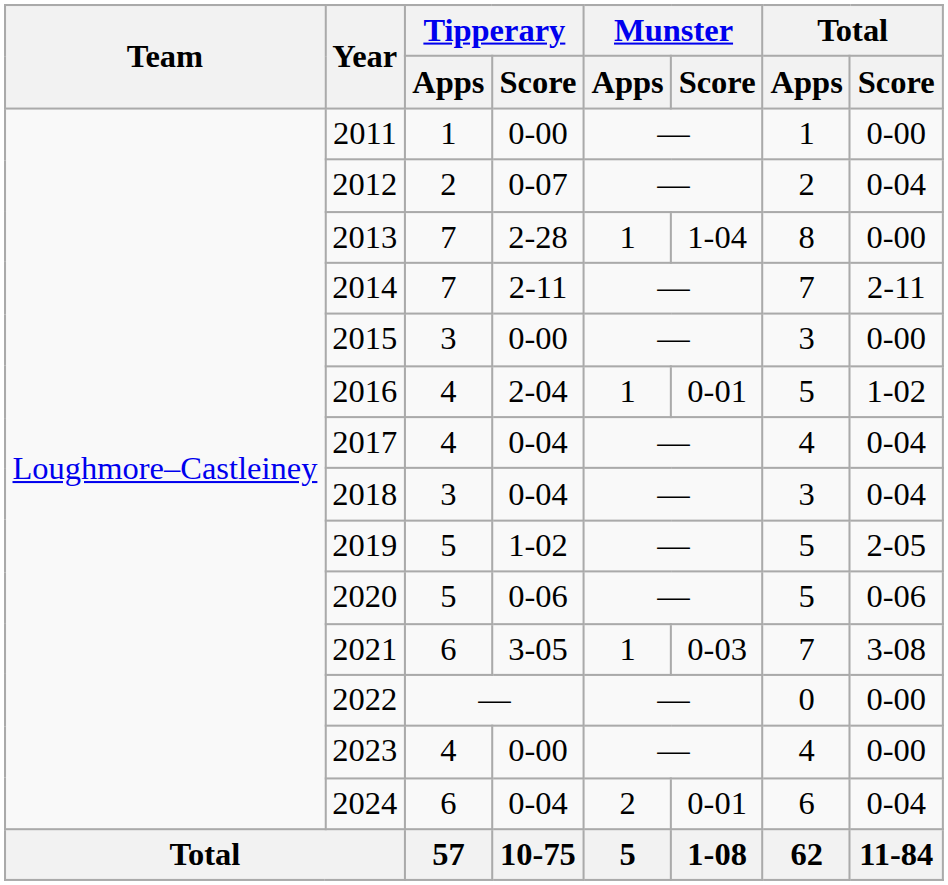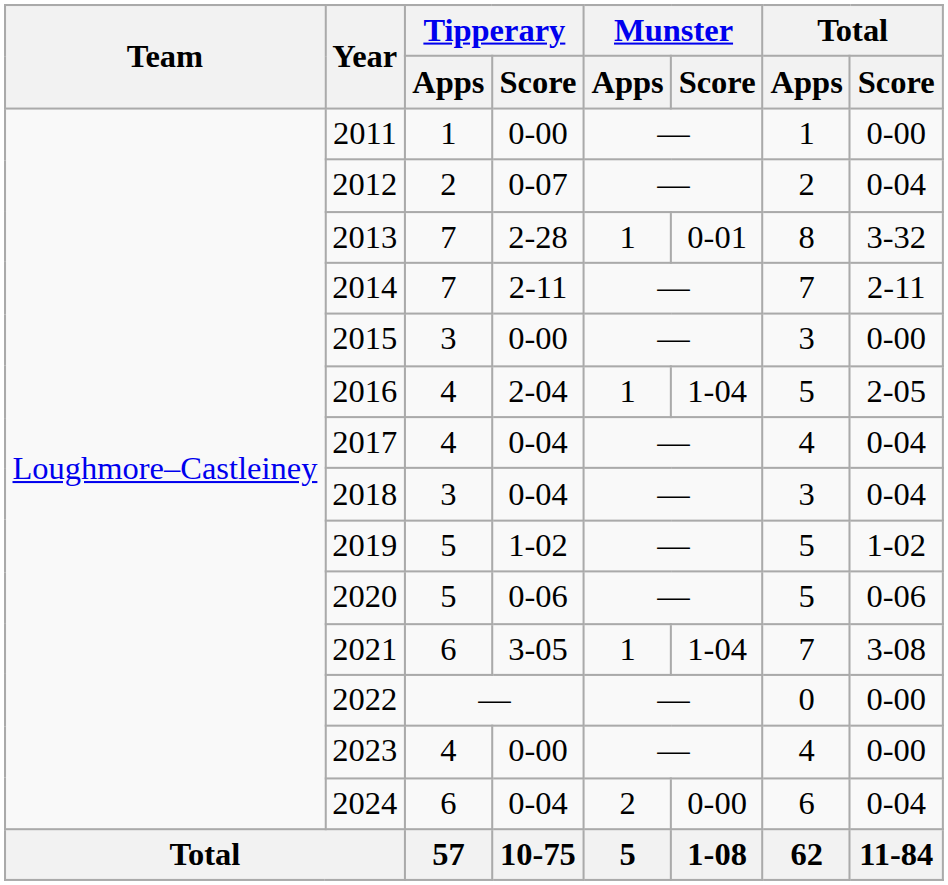(717, 236) 1-04 -> (717, 236) 0-01
(896, 236) 0-00 -> (896, 236) 3-32
(717, 390) 0-01 -> (717, 390) 1-04
(896, 390) 1-02 -> (896, 390) 2-05
(896, 545) 2-05 -> (896, 545) 1-02
(717, 648) 0-03 -> (717, 648) 1-04
(717, 802) 0-01 -> (717, 802) 0-00
